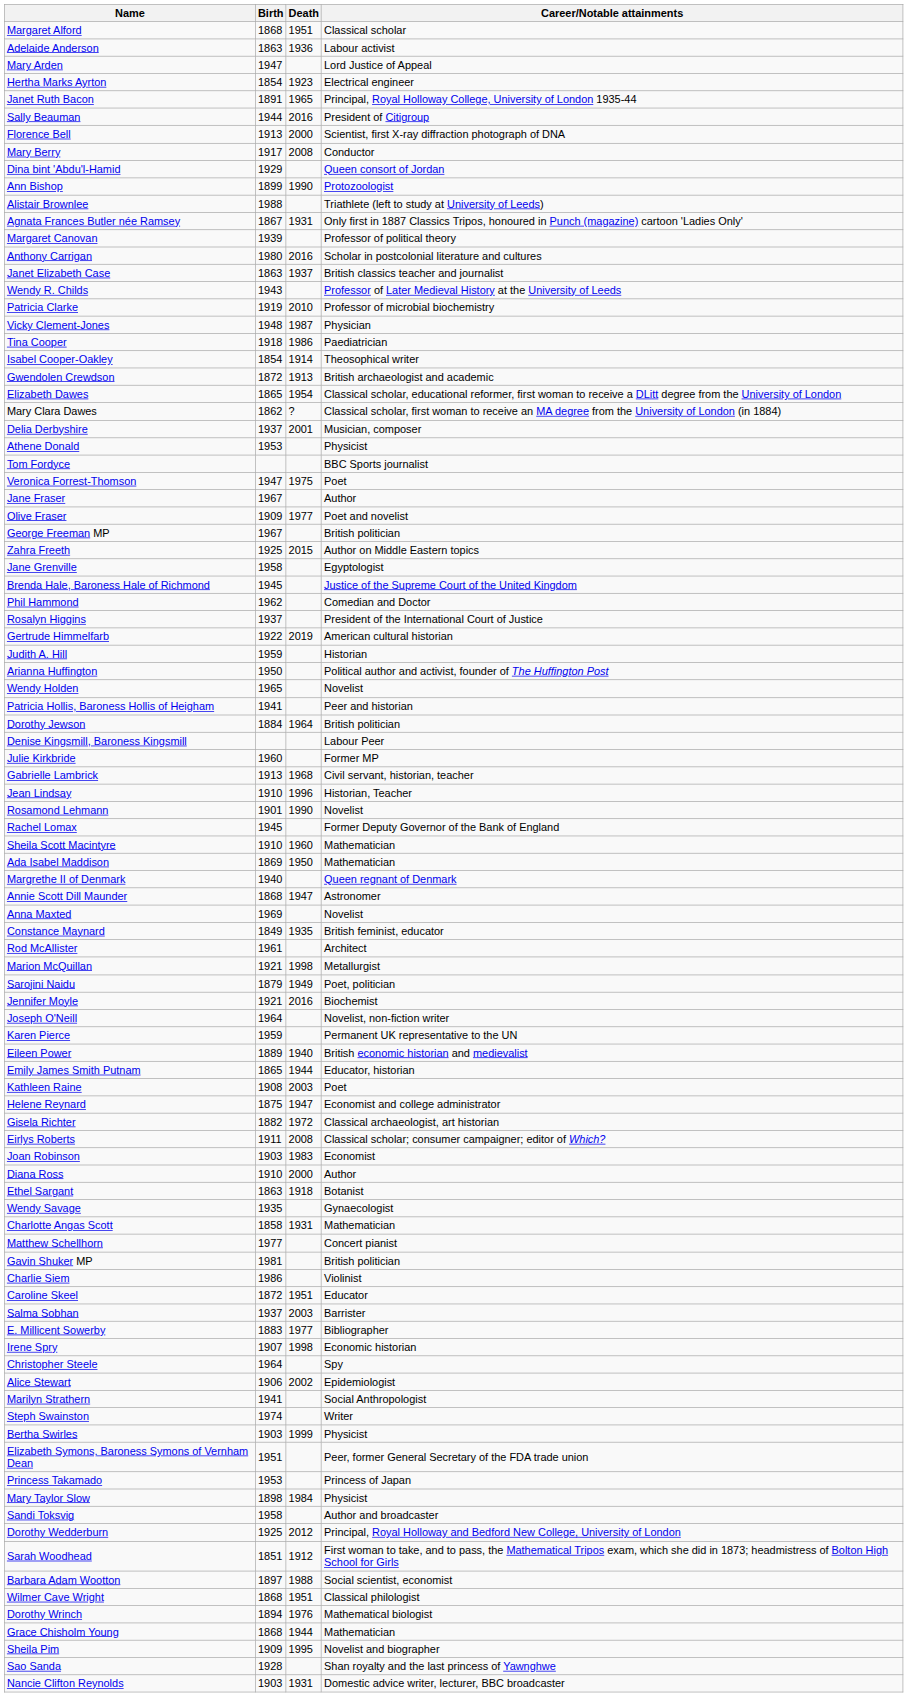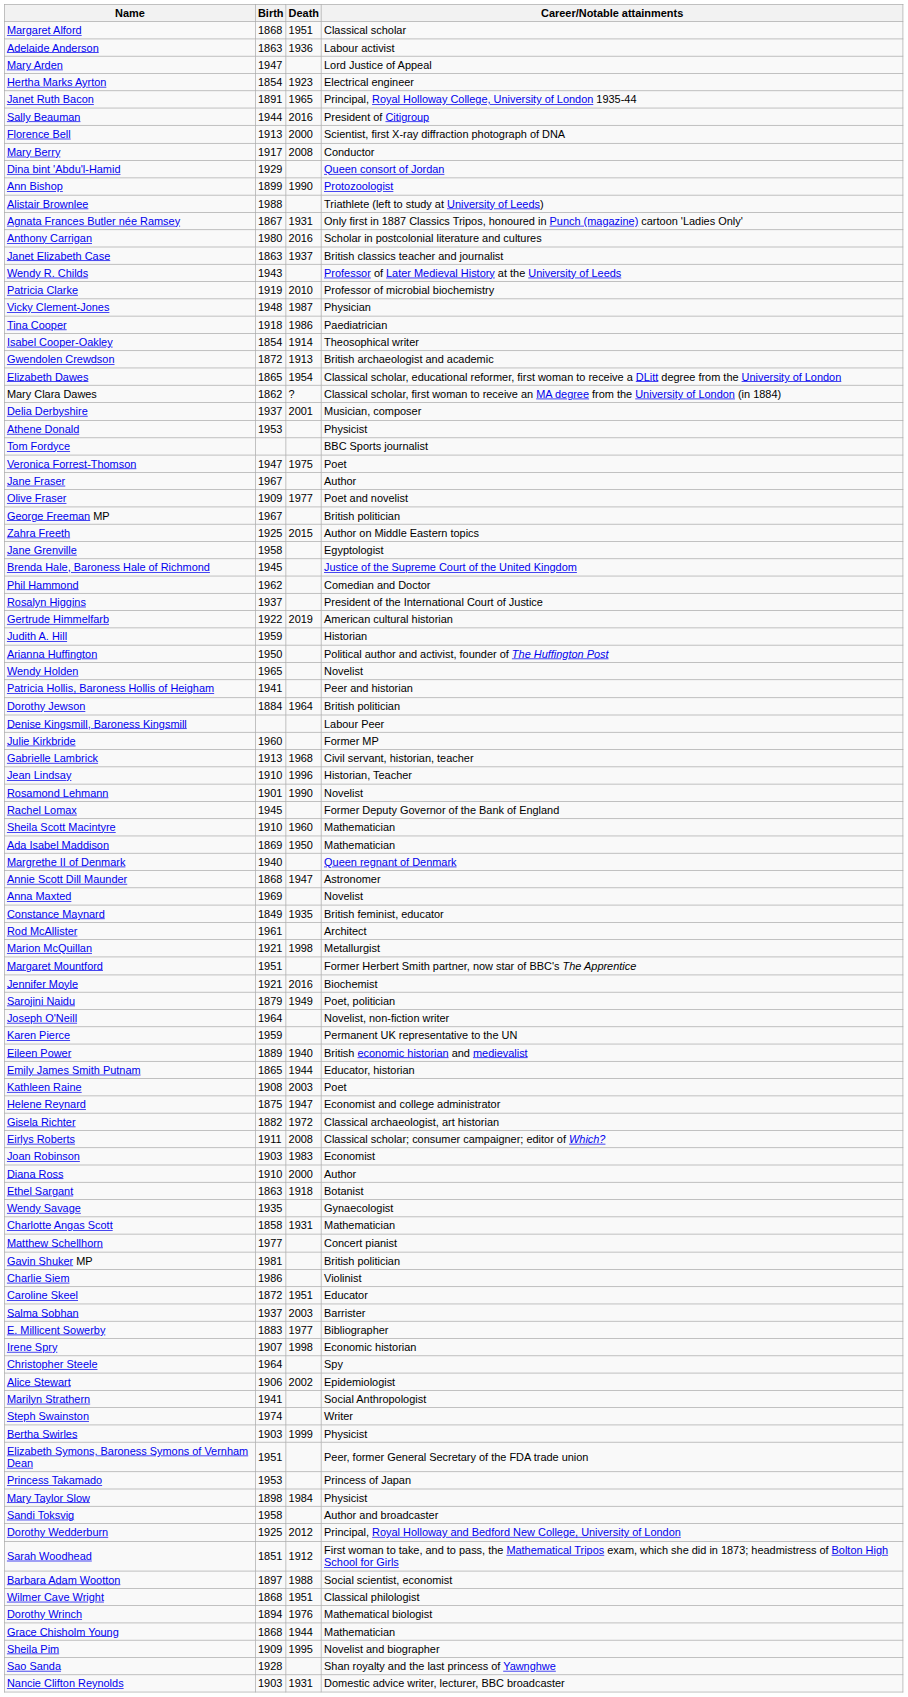- row: (52, 238)
+ row: (55, 966)
rows swapped: (42, 1001) <-> (41, 983)
